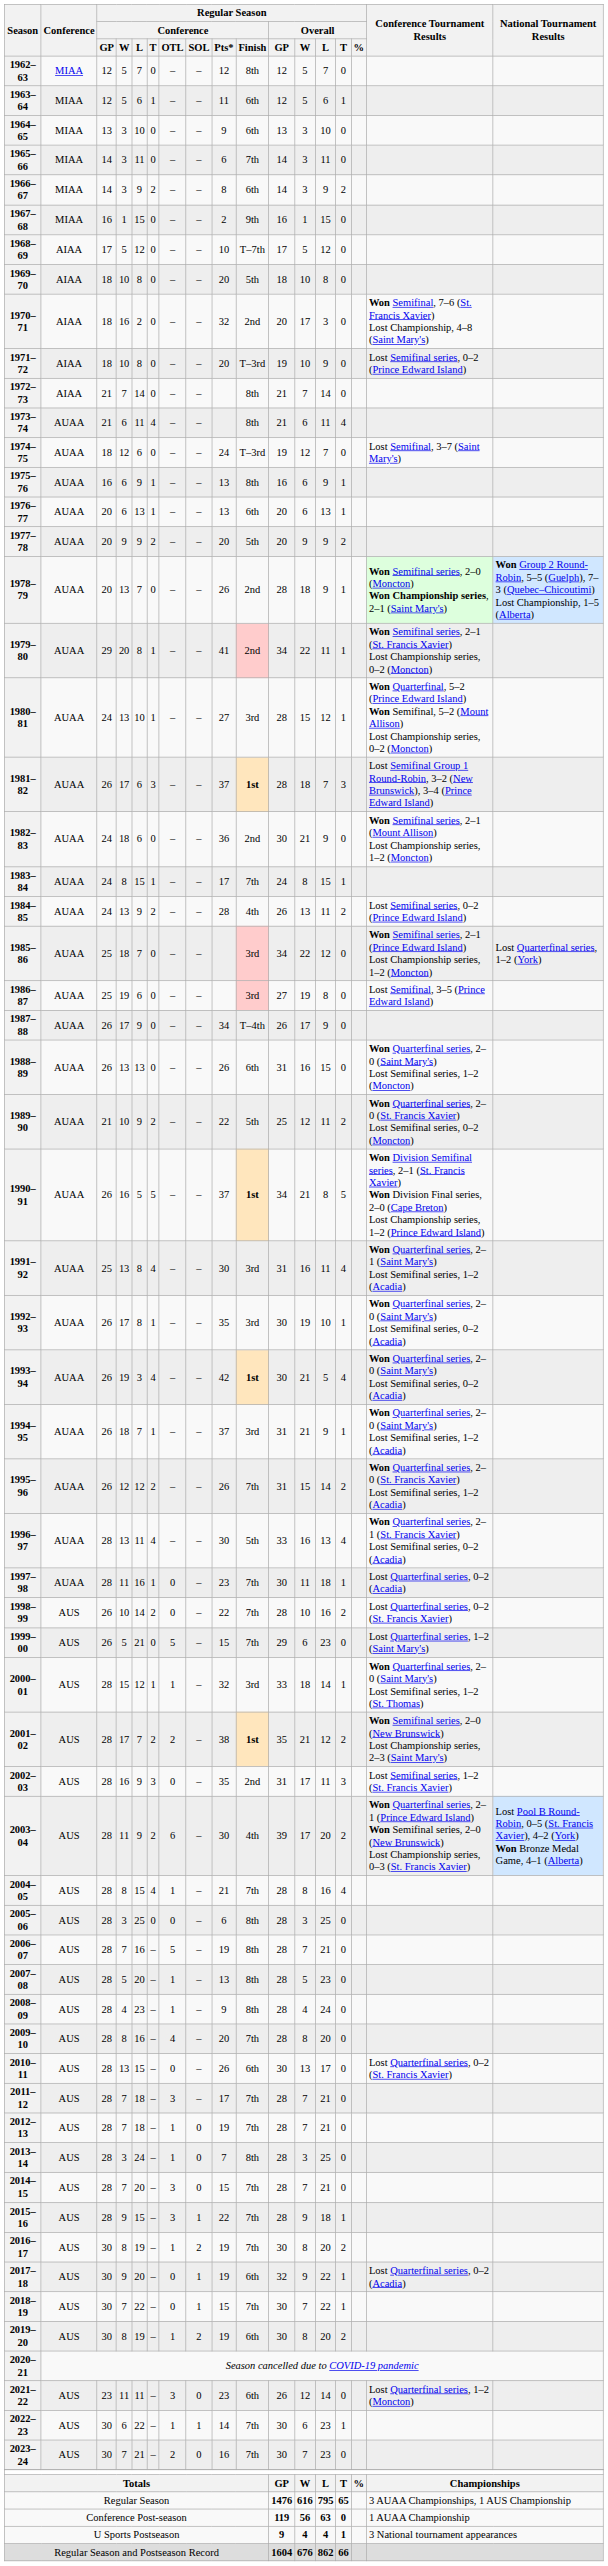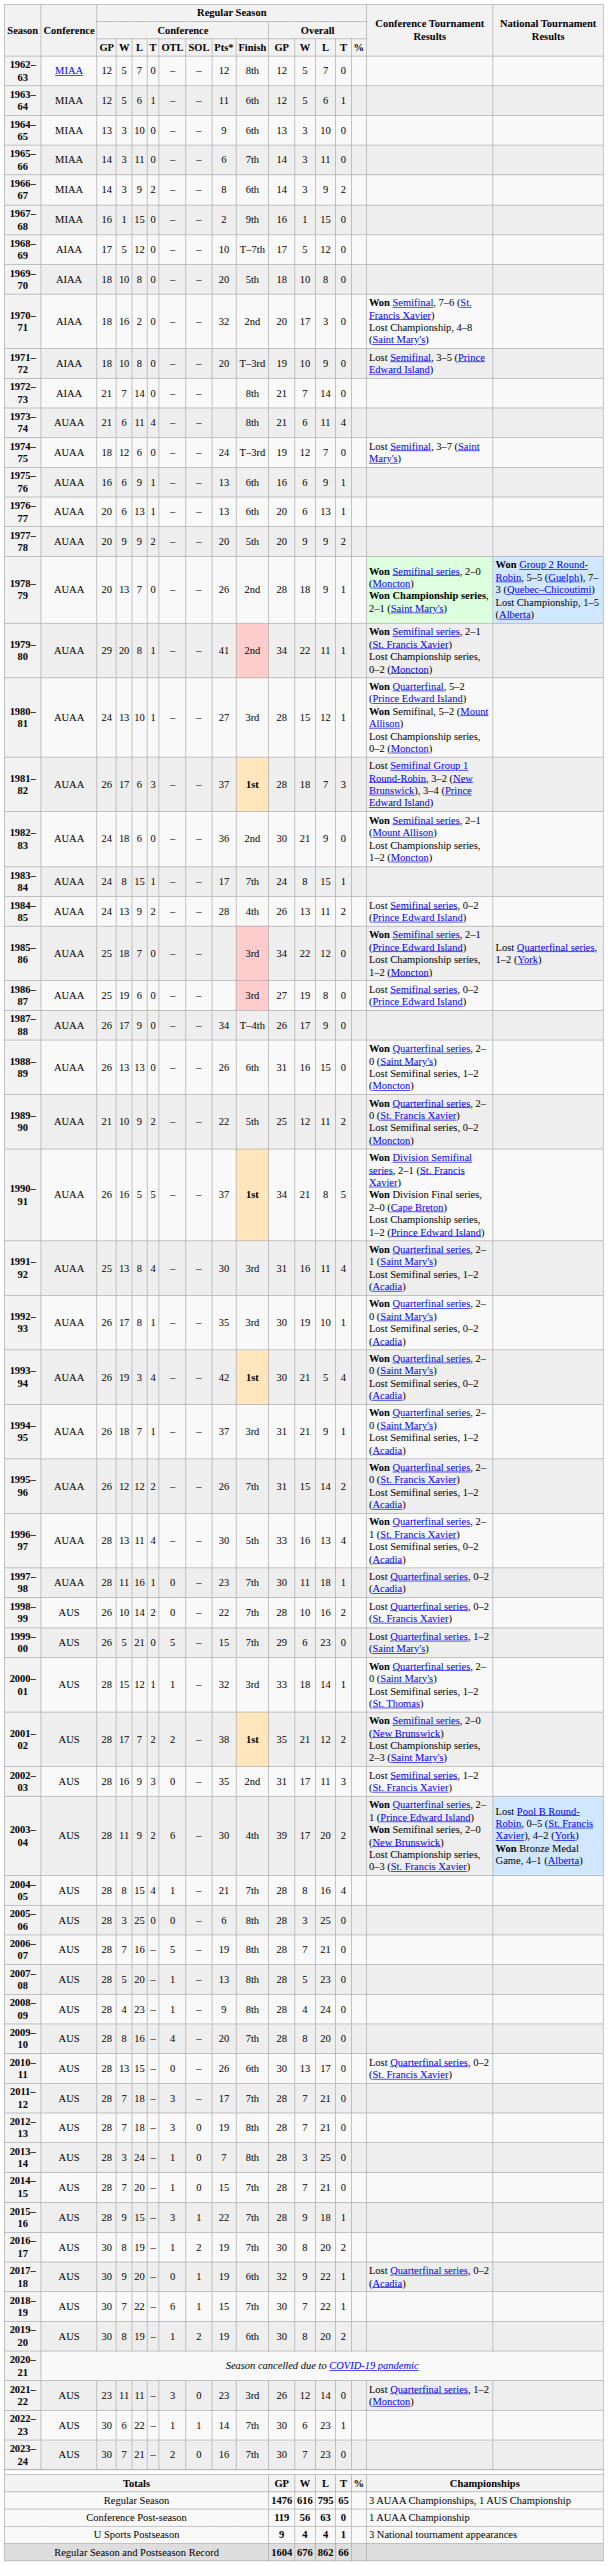(424, 363) Lost Semifinal series, 0–2 (Prince Edward Island) -> (427, 363) Lost Semifinal, 3–5 (Prince Edward Island)
(252, 482) 8th -> (252, 482) 6th
(427, 995) Lost Semifinal, 3–5 (Prince Edward Island) -> (424, 995) Lost Semifinal series, 0–2 (Prince Edward Island)
(173, 2128) 1 -> (173, 2128) 3
(252, 2128) 7th -> (252, 2128) 8th
(173, 2187) 3 -> (173, 2187) 1
(173, 2306) 0 -> (173, 2306) 6
(252, 2395) 6th -> (252, 2395) 3rd
